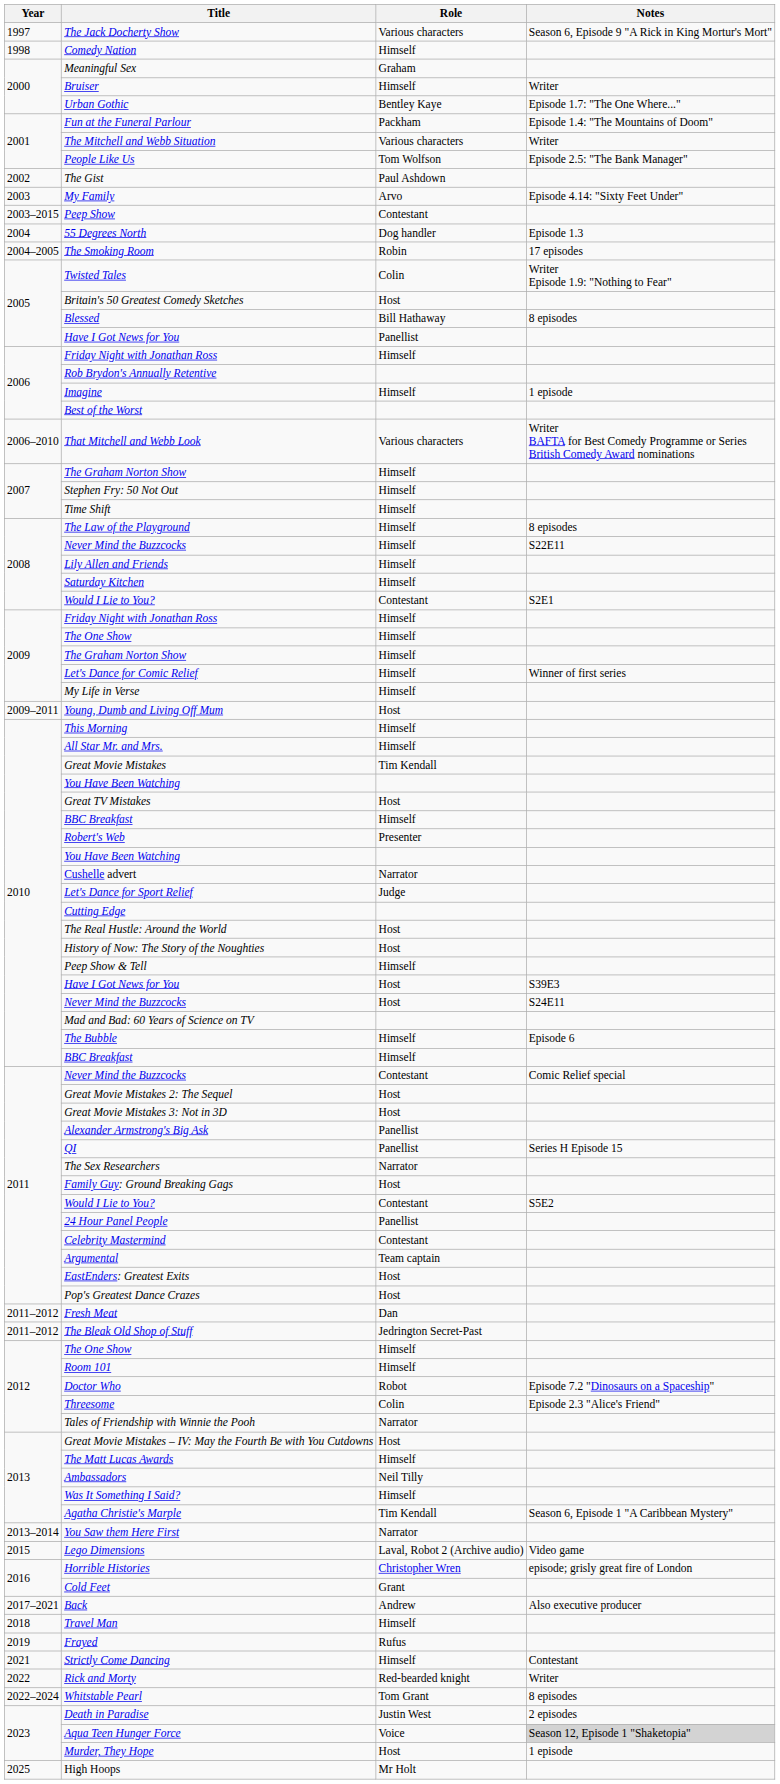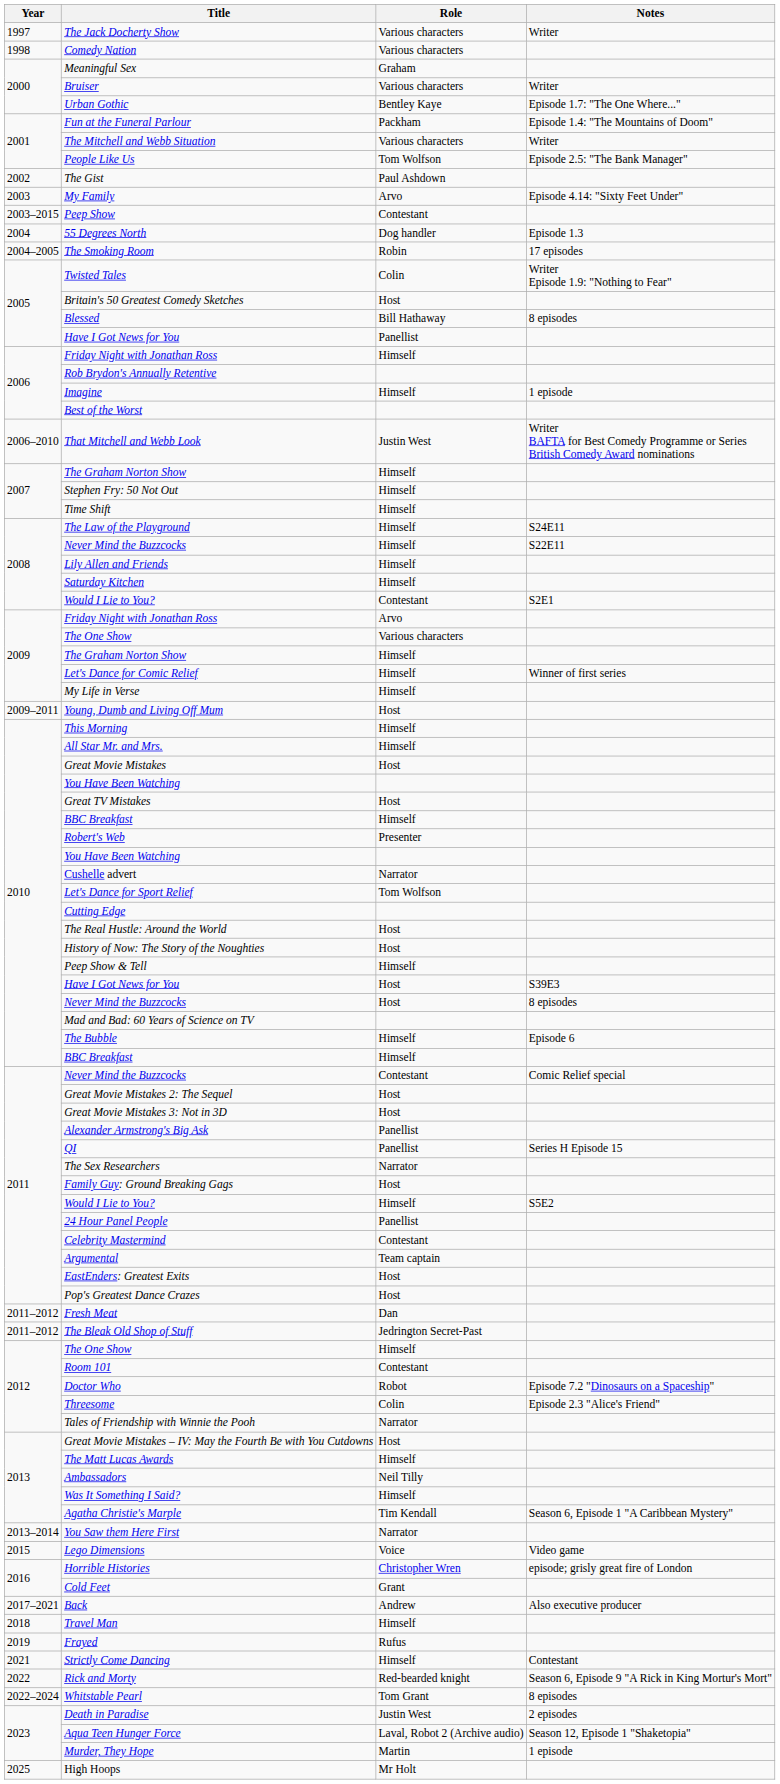(650, 31) Season 6, Episode 9 "A Rick in King Mortur's Mort" -> (544, 31) Writer
(397, 50) Himself -> (421, 50) Various characters
(397, 86) Himself -> (421, 86) Various characters
(421, 441) Various characters -> (405, 441) Justin West
(553, 527) 8 episodes -> (547, 527) S24E11
(397, 618) Himself -> (390, 618) Arvo
(397, 637) Himself -> (421, 637) Various characters
(408, 765) Tim Kendall -> (389, 765) Host
(392, 892) Judge -> (410, 892) Tom Wolfson
(547, 1002) S24E11 -> (553, 1002) 8 episodes
(403, 1203) Contestant -> (397, 1203) Himself
(397, 1367) Himself -> (403, 1367) Contestant
(451, 1550) Laval, Robot 2 (Archive audio) -> (392, 1550) Voice
(544, 1678) Writer -> (650, 1678) Season 6, Episode 9 "A Rick in King Mortur's Mort"
(392, 1733) Voice -> (451, 1733) Laval, Robot 2 (Archive audio)
(610, 1733) lightgrey background -> (610, 1733) no background
(389, 1751) Host -> (394, 1751) Martin
